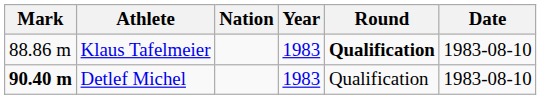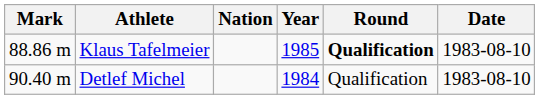(301, 49) 1983 -> (300, 49) 1985
(40, 79) bold -> (40, 79) normal
(301, 79) 1983 -> (300, 79) 1984
